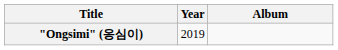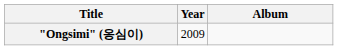(193, 34) 2019 -> (193, 34) 2009
